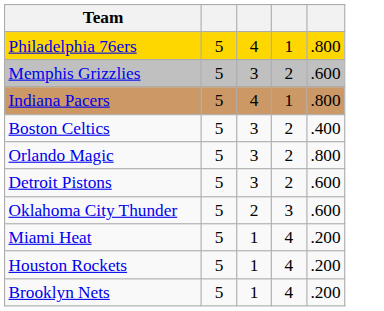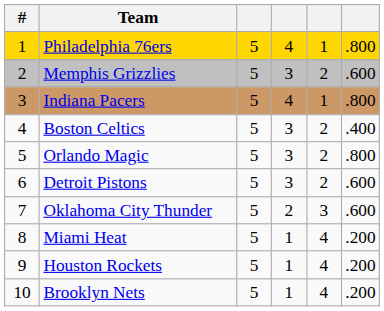+ column: (22, 18)
